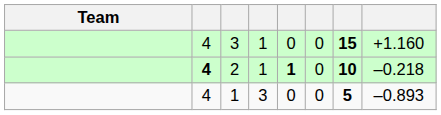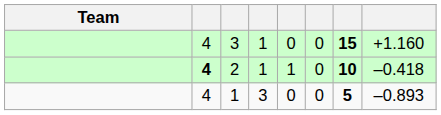(291, 69) bold -> (291, 69) normal
(399, 69) –0.218 -> (399, 69) –0.418
